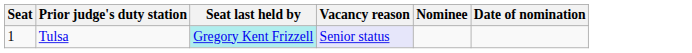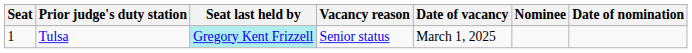+ column: (462, 15)
(355, 36) lavender background -> (355, 36) no background
